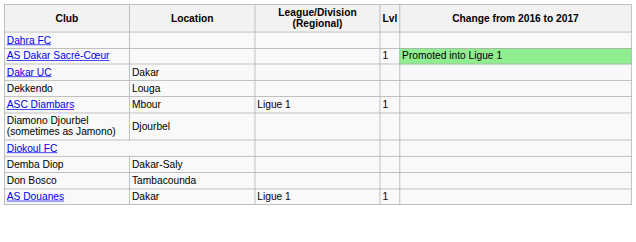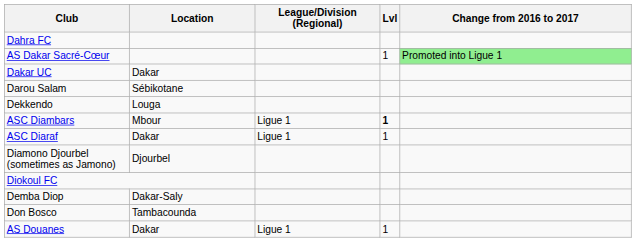+ row: (37, 89)
(385, 105) normal -> (385, 121) bold
+ row: (32, 137)
